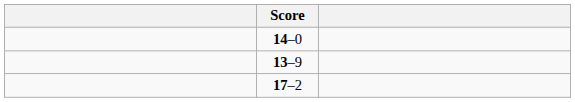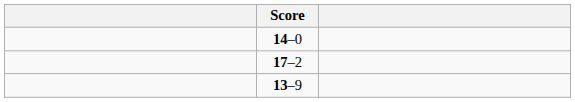rows swapped: (288, 85) <-> (288, 62)
